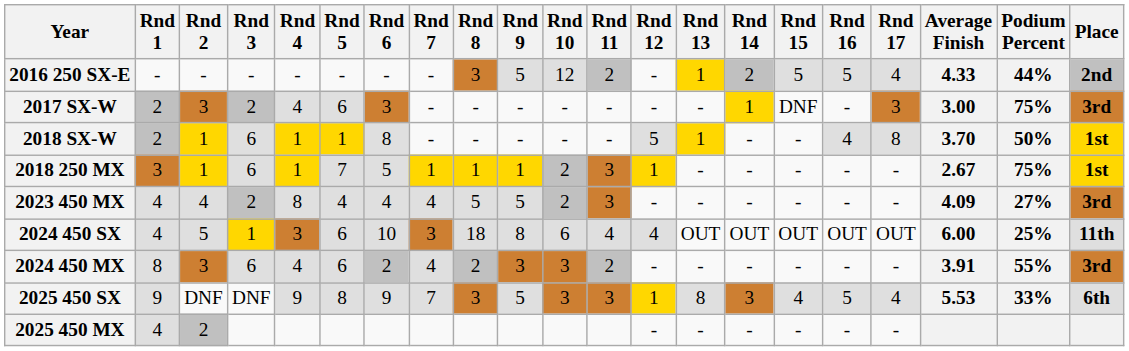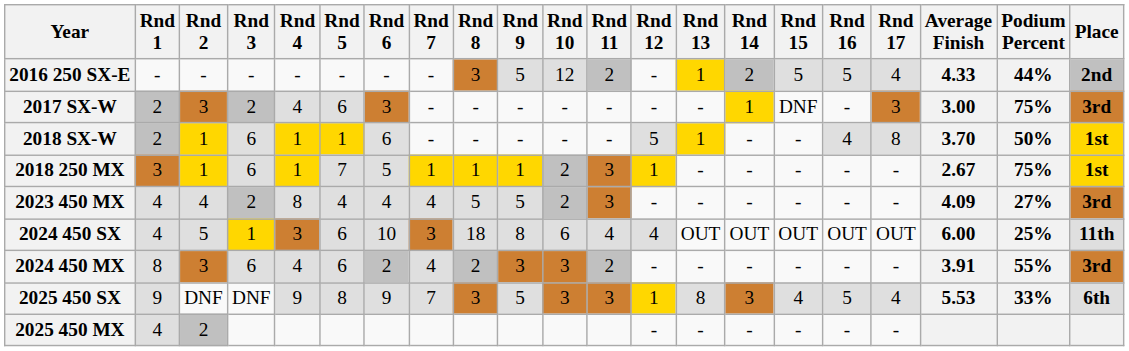(387, 138) 8 -> (387, 138) 6
